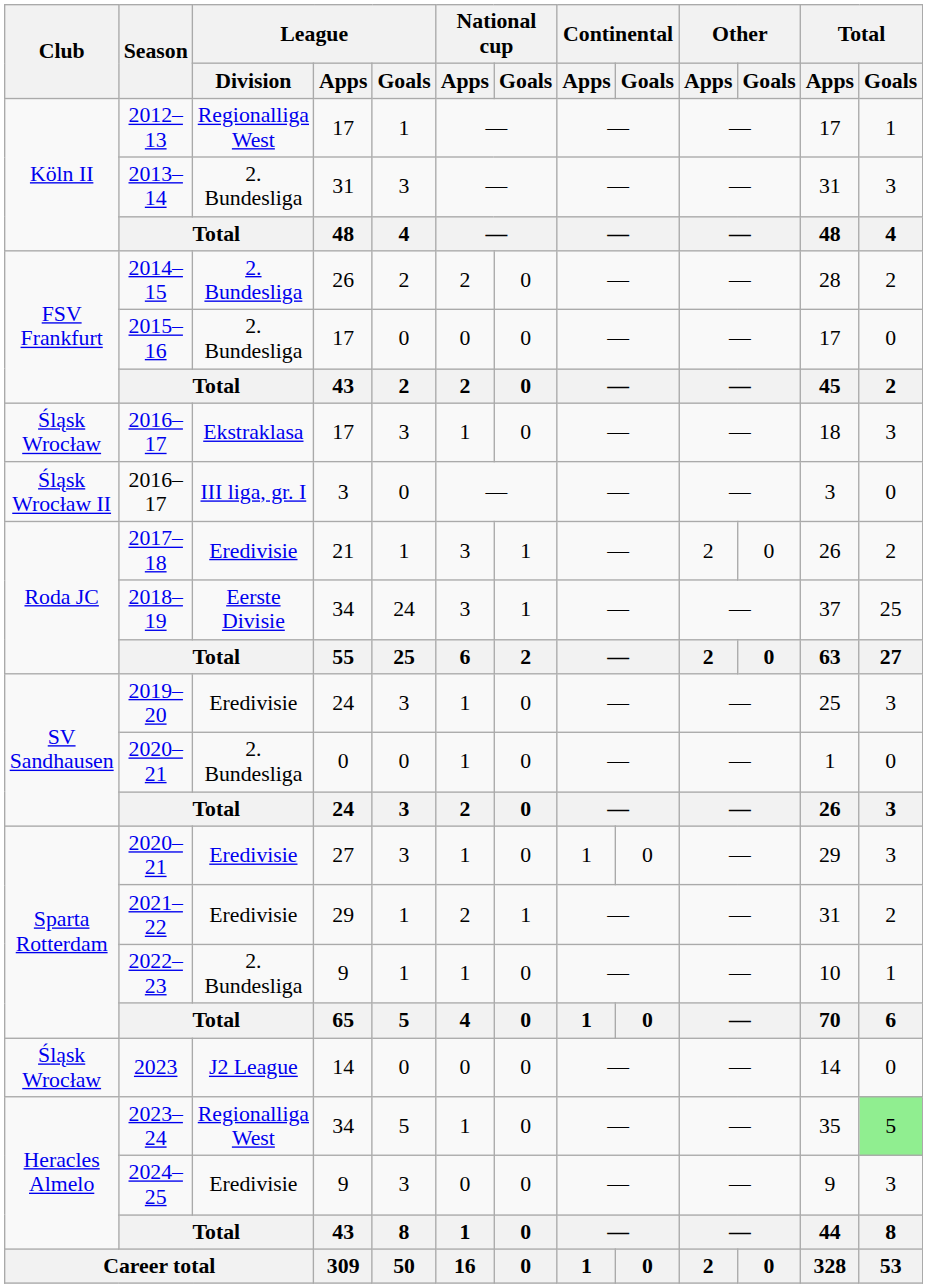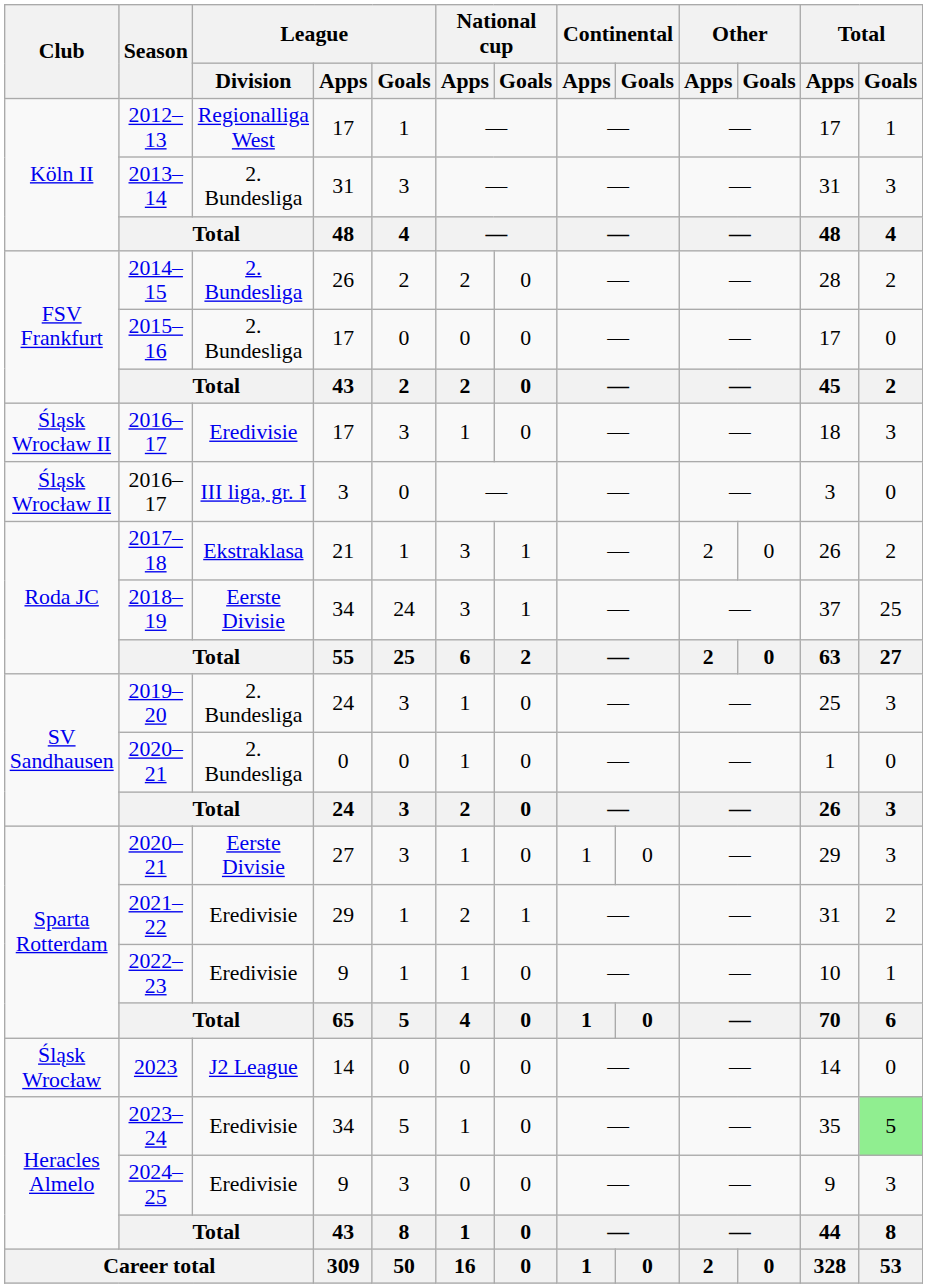(62, 432) Śląsk Wrocław -> (62, 432) Śląsk Wrocław II
(253, 432) Ekstraklasa -> (253, 432) Eredivisie
(253, 550) Eredivisie -> (253, 550) Ekstraklasa
(253, 702) Eredivisie -> (253, 702) 2. Bundesliga
(253, 855) Eredivisie -> (253, 855) Eerste Divisie
(253, 973) 2. Bundesliga -> (253, 973) Eredivisie
(253, 1125) Regionalliga West -> (253, 1125) Eredivisie
